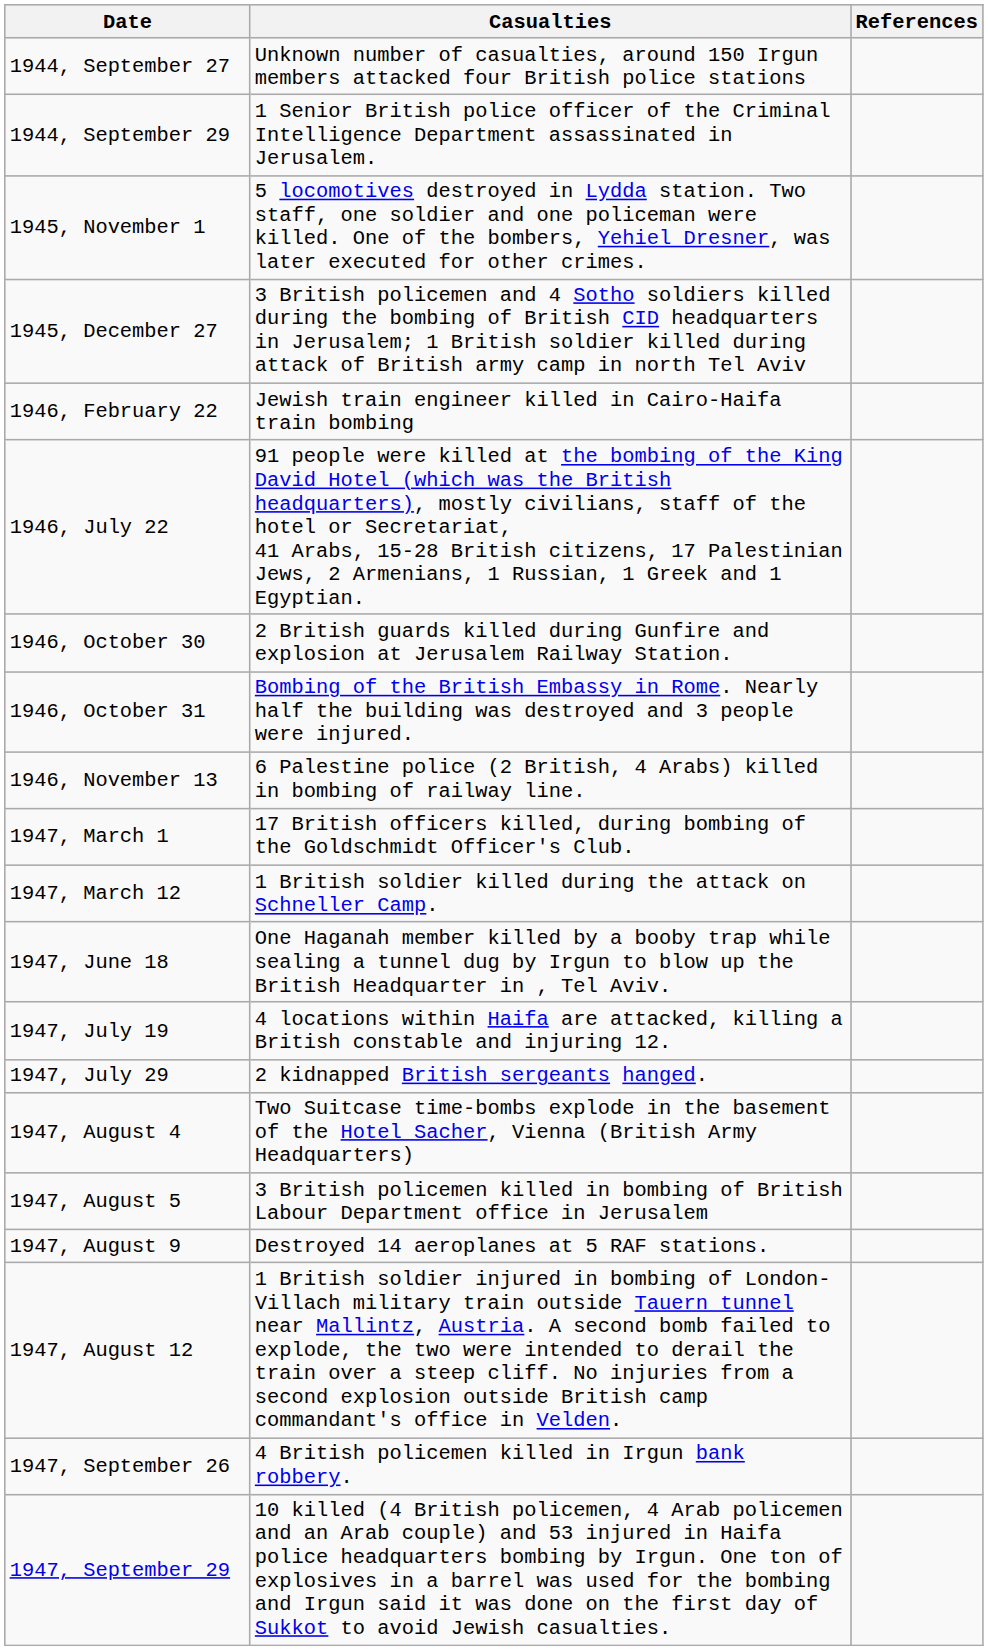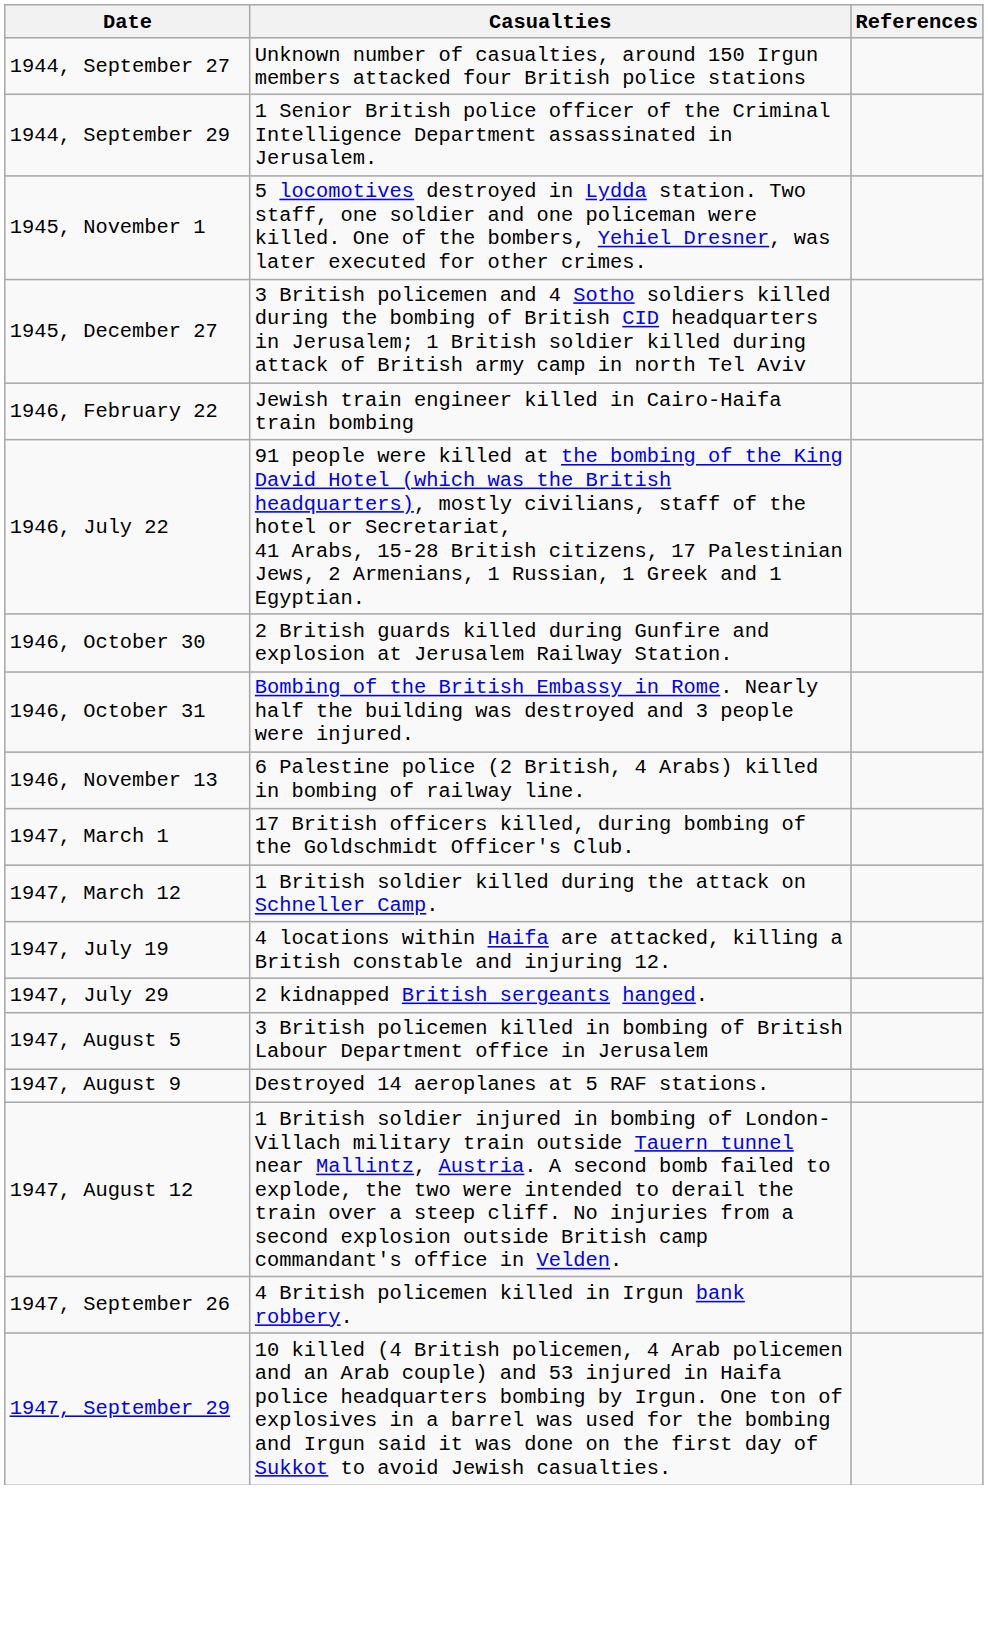- row: (89, 962)
- row: (95, 1133)
